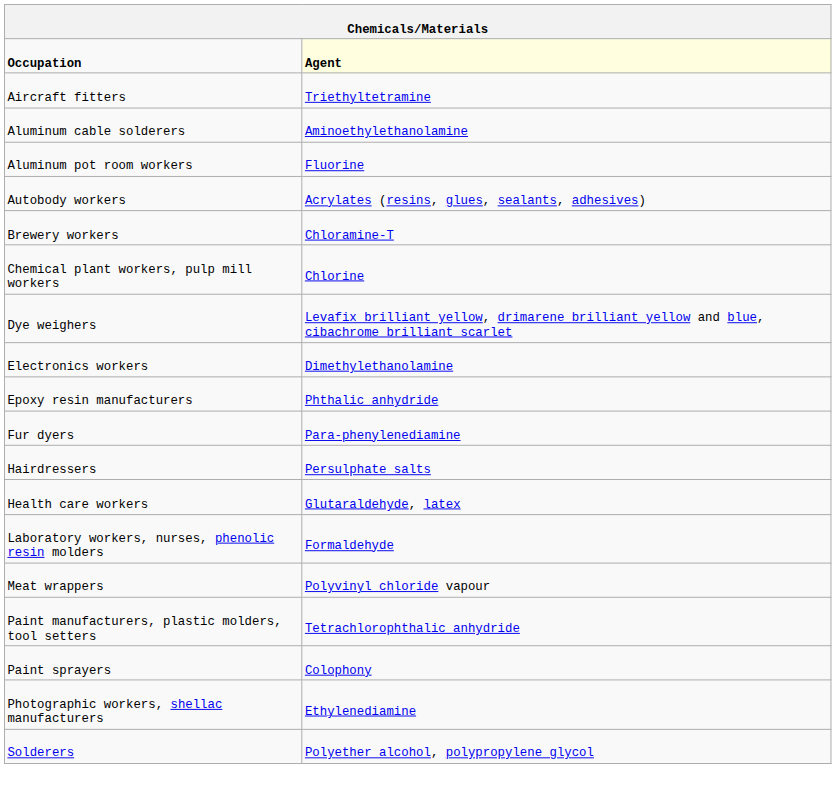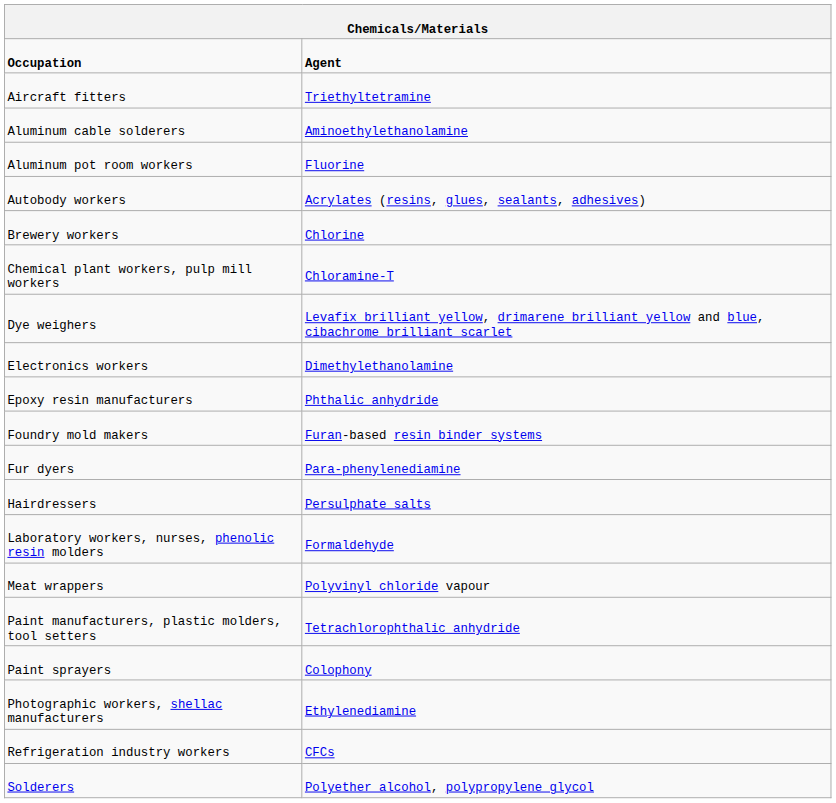(323, 63) lightyellow background -> (323, 63) no background
(349, 235) Chloramine-T -> (335, 235) Chlorine
(335, 277) Chlorine -> (349, 277) Chloramine-T
+ row: (78, 435)
- row: (78, 504)
+ row: (119, 753)
